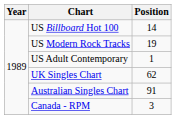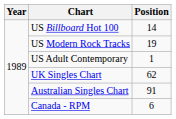(152, 106) 3 -> (152, 106) 6
